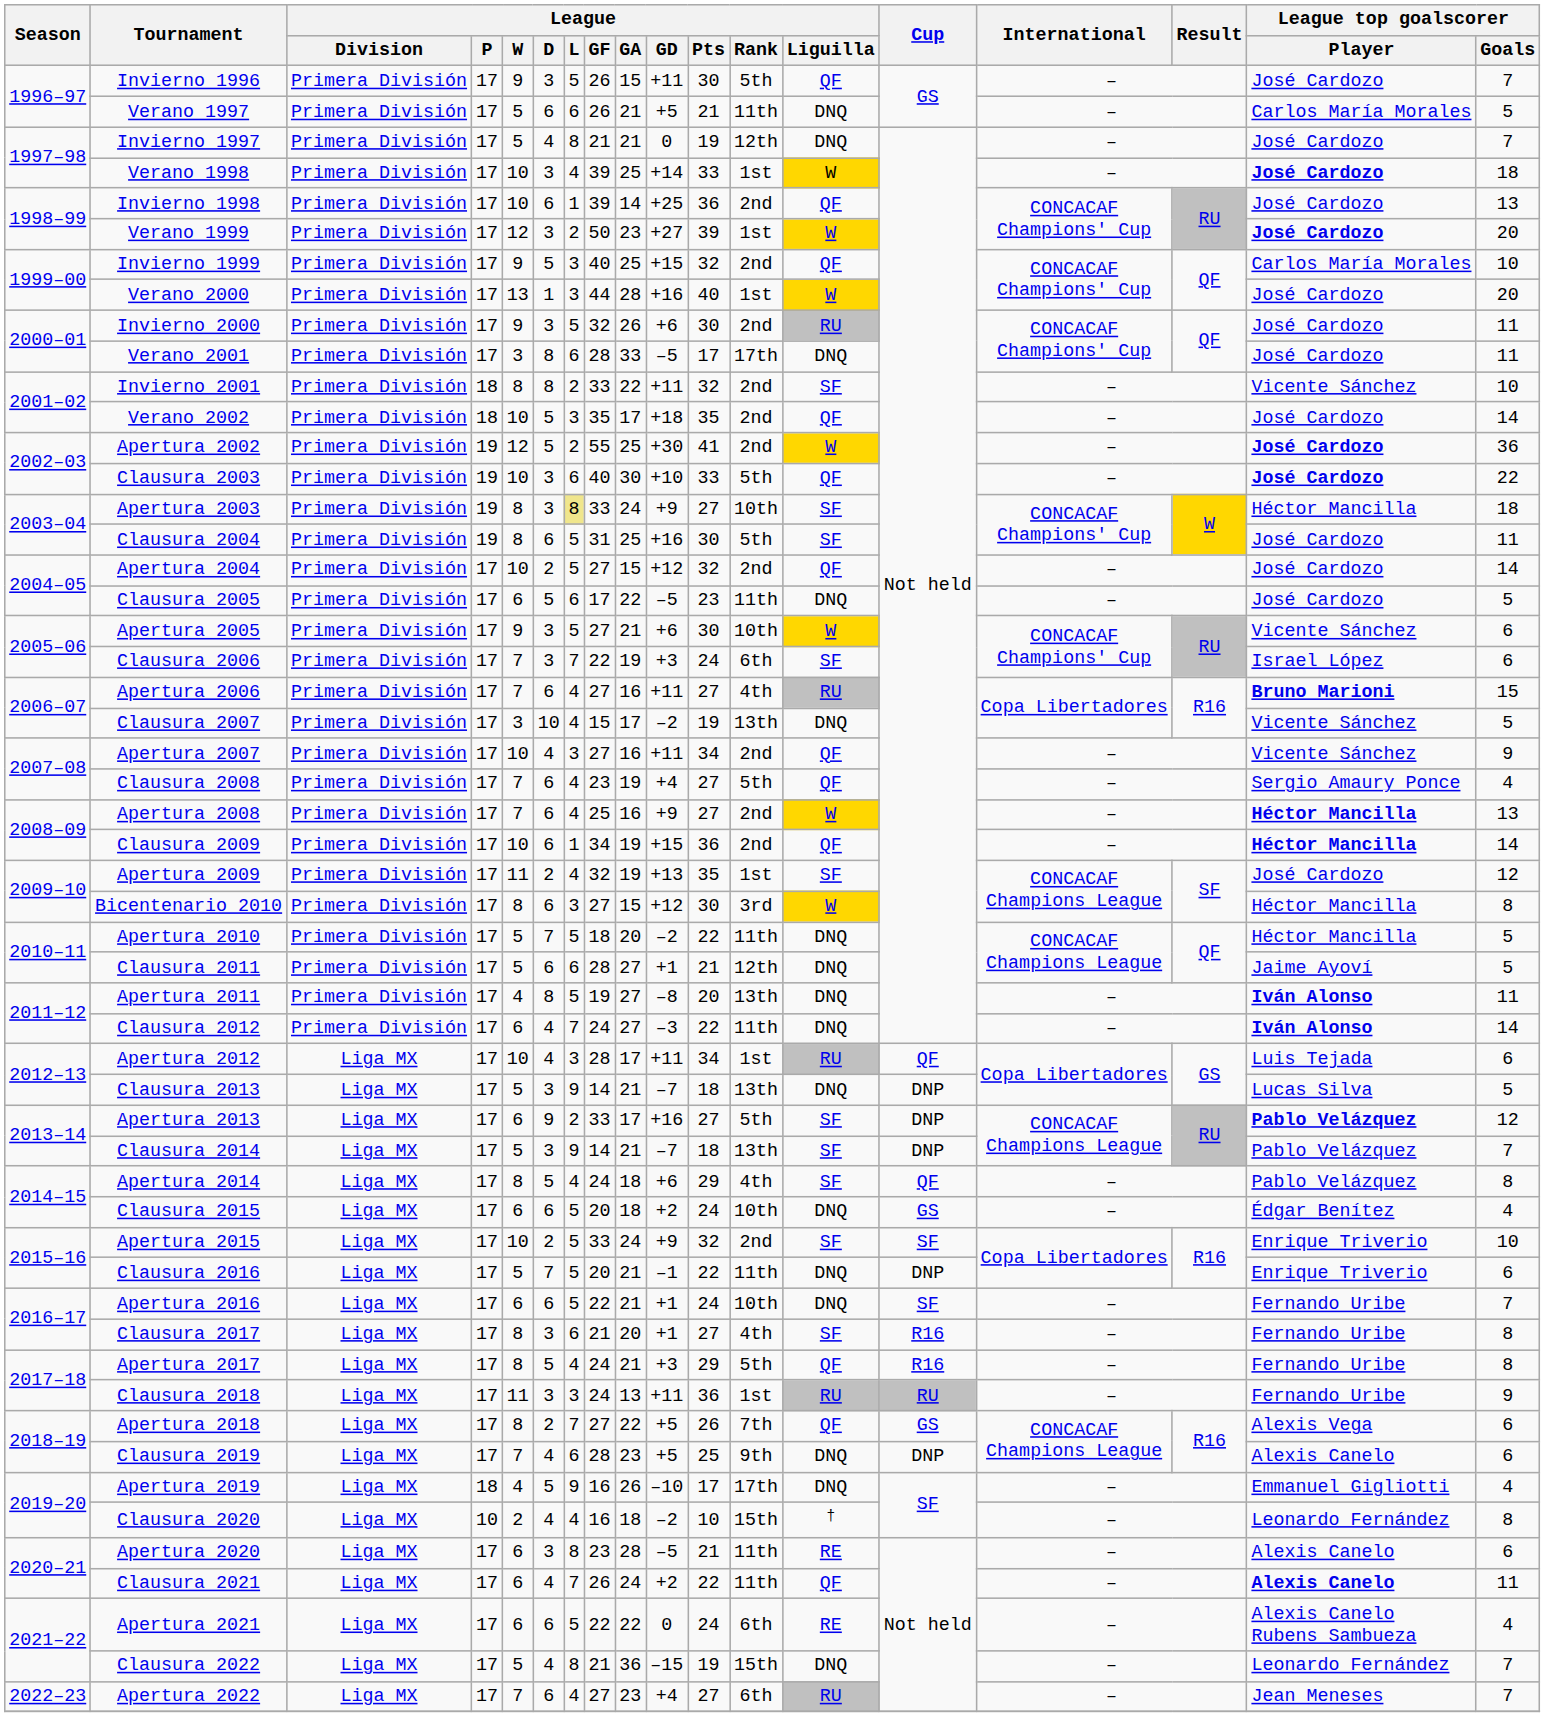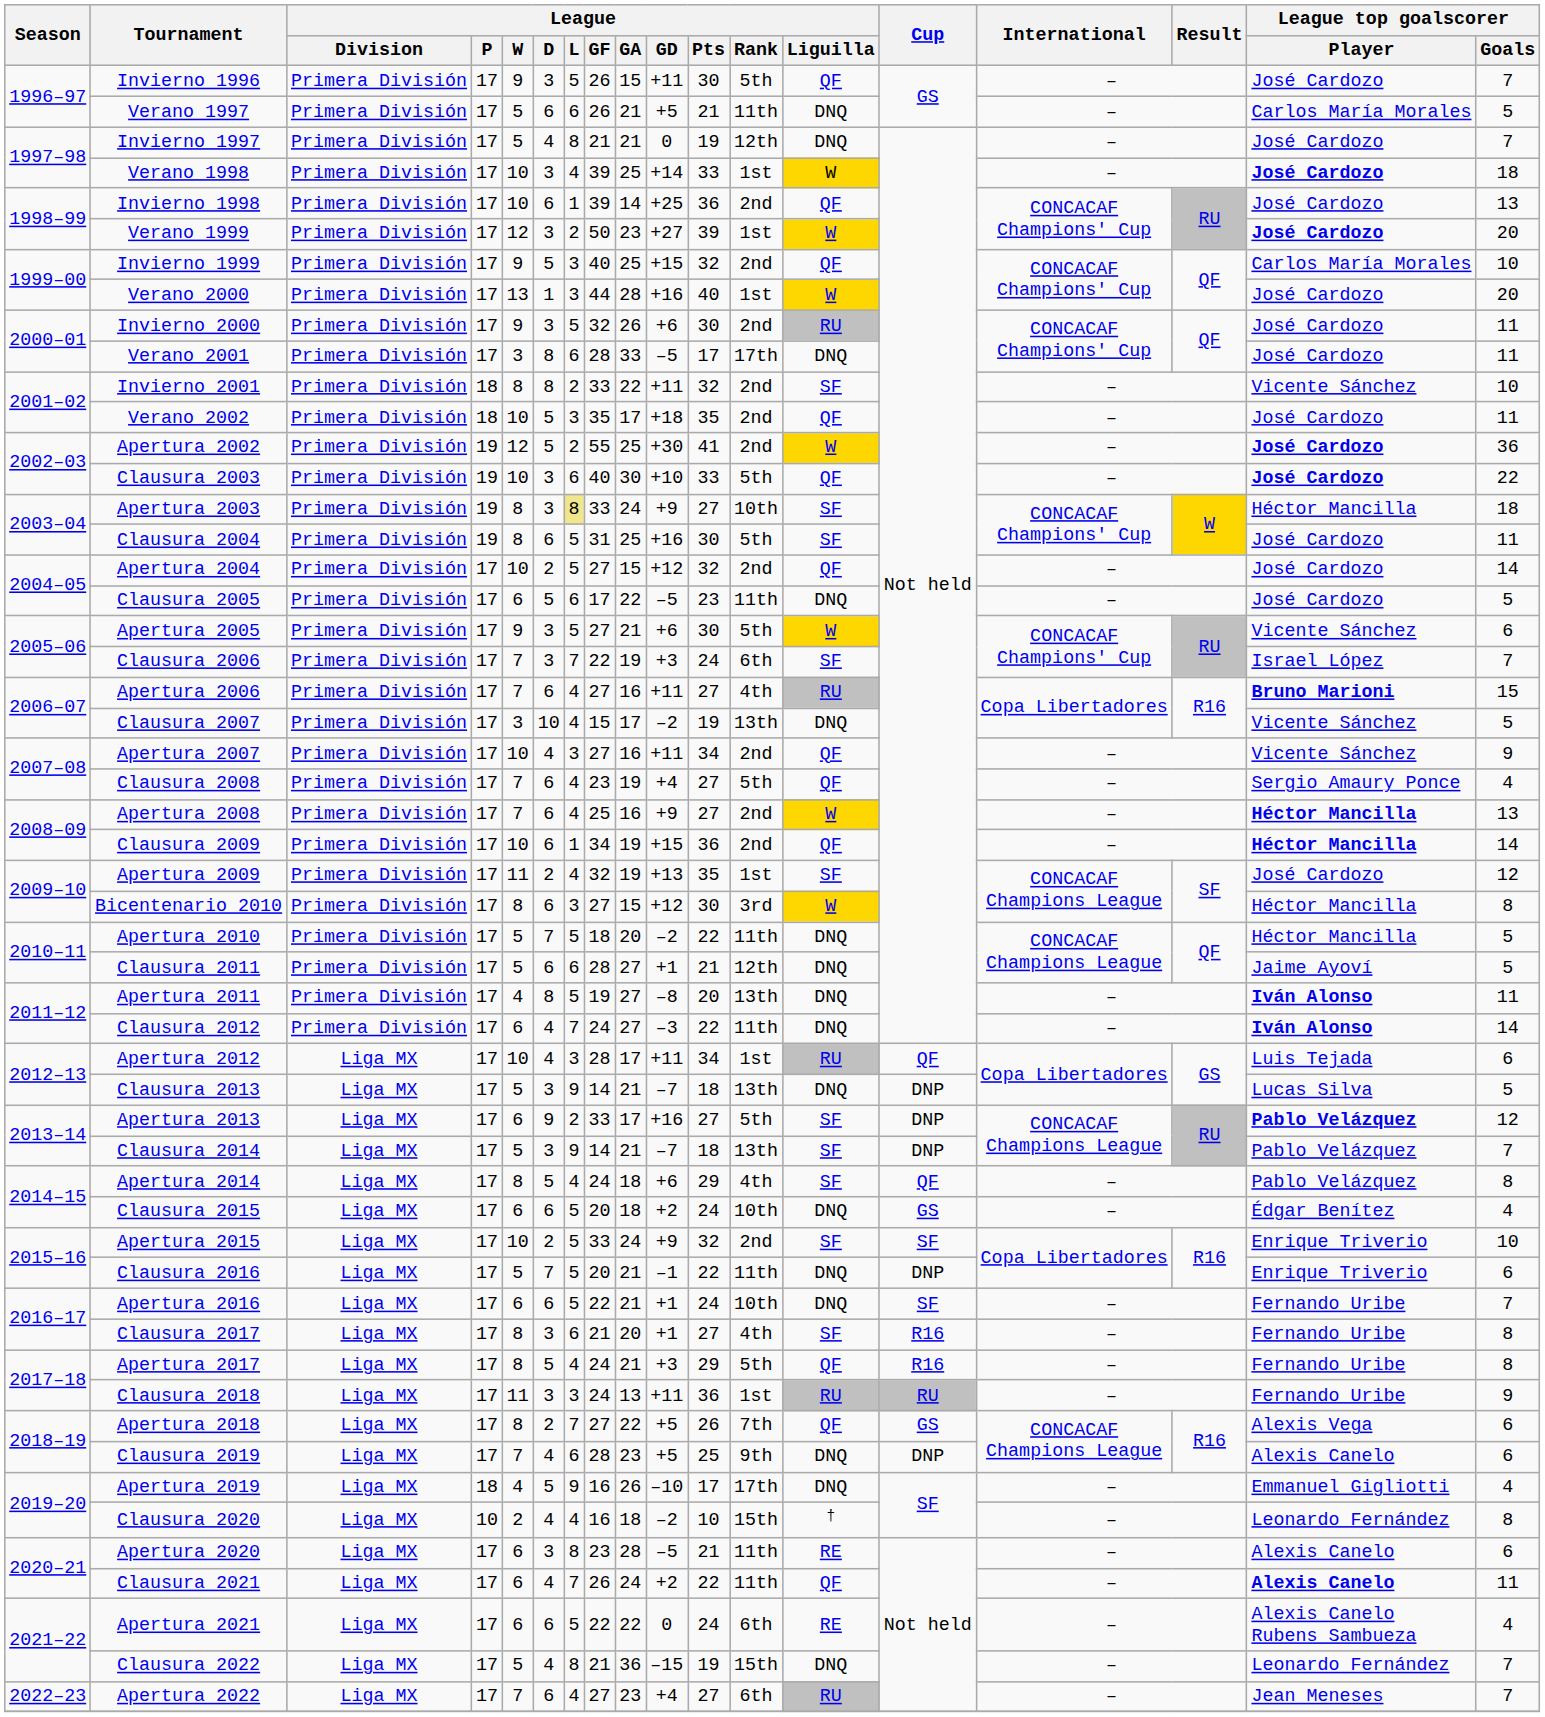(1508, 417) 14 -> (1508, 417) 11
(756, 631) 10th -> (756, 631) 5th
(1508, 662) 6 -> (1508, 662) 7
